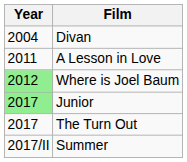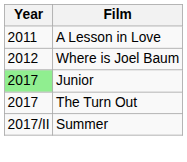- row: (74, 37)
(23, 80) lightgreen background -> (23, 59) no background
